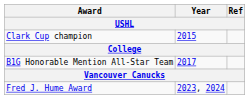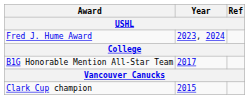rows swapped: (49, 37) <-> (49, 88)
